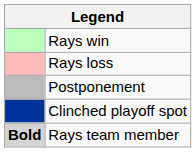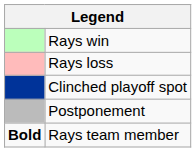rows swapped: (97, 88) <-> (118, 111)
(25, 135) lightgrey background -> (25, 135) no background
